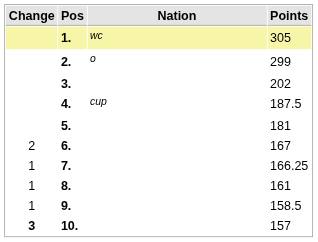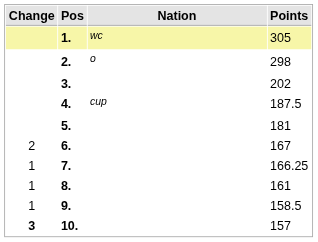(280, 61) 299 -> (280, 61) 298
